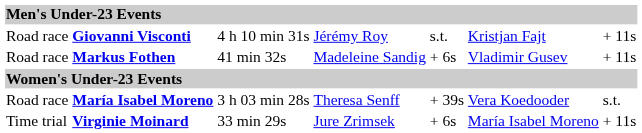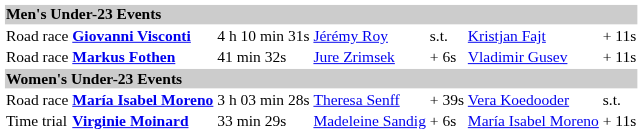(370, 57) Madeleine Sandig -> (354, 57) Jure Zrimsek
(354, 121) Jure Zrimsek -> (370, 121) Madeleine Sandig
